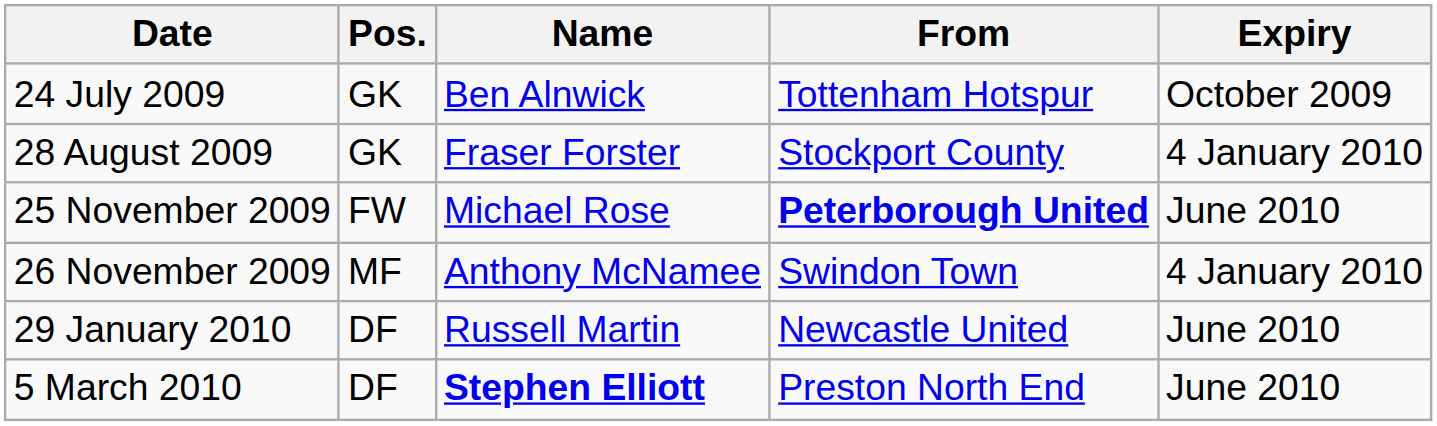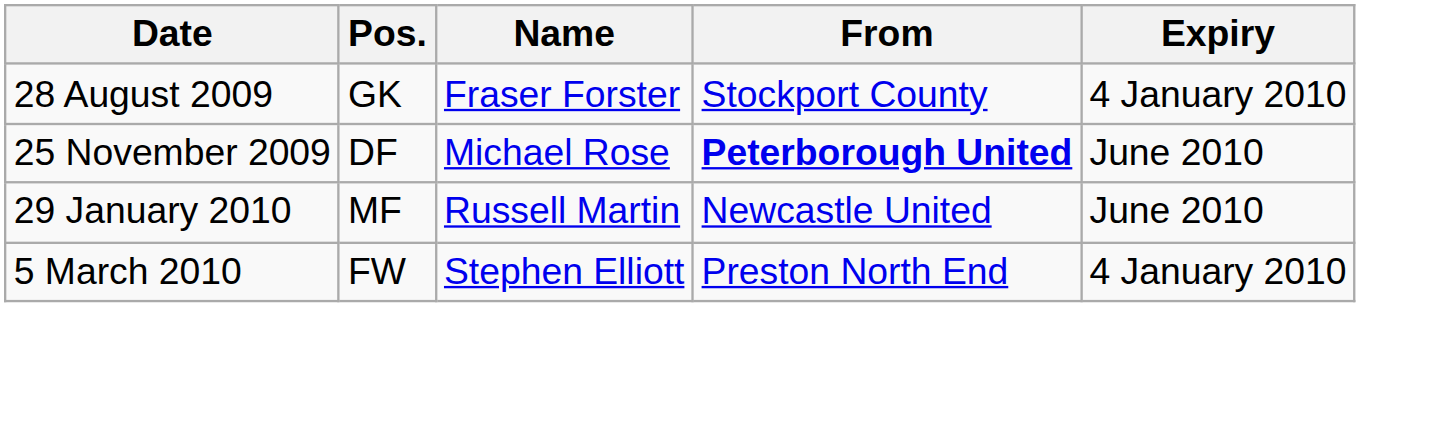- row: (119, 93)
(377, 211) FW -> (373, 152) DF
- row: (172, 270)
(373, 329) DF -> (375, 211) MF
(373, 388) DF -> (377, 270) FW
(574, 388) bold -> (564, 270) normal
(1253, 388) June 2010 -> (1218, 270) 4 January 2010
